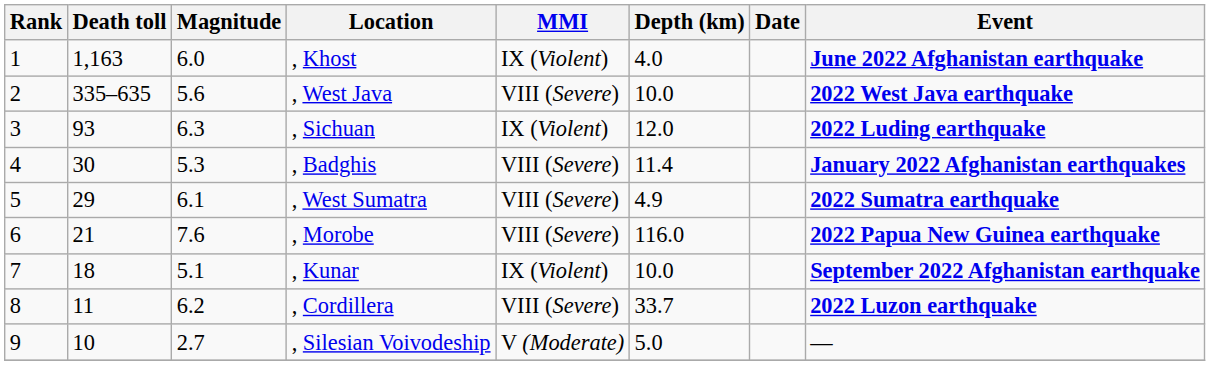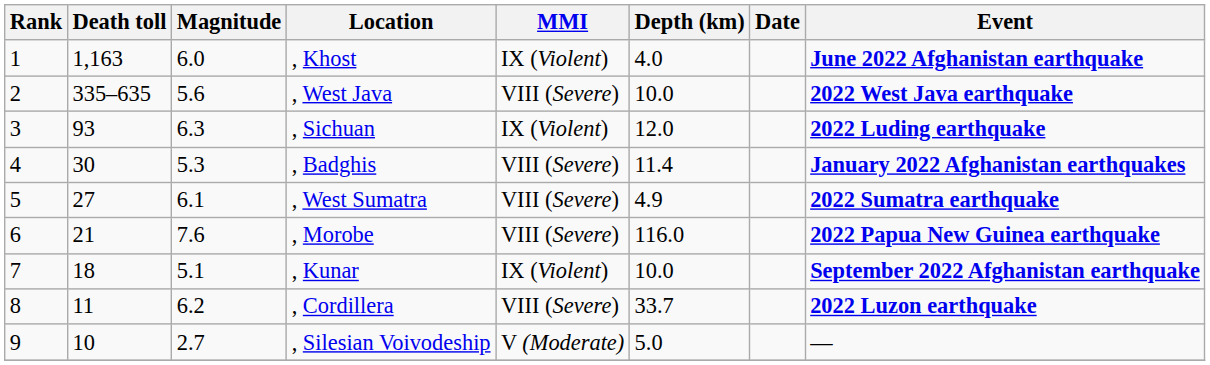(84, 199) 29 -> (84, 199) 27
